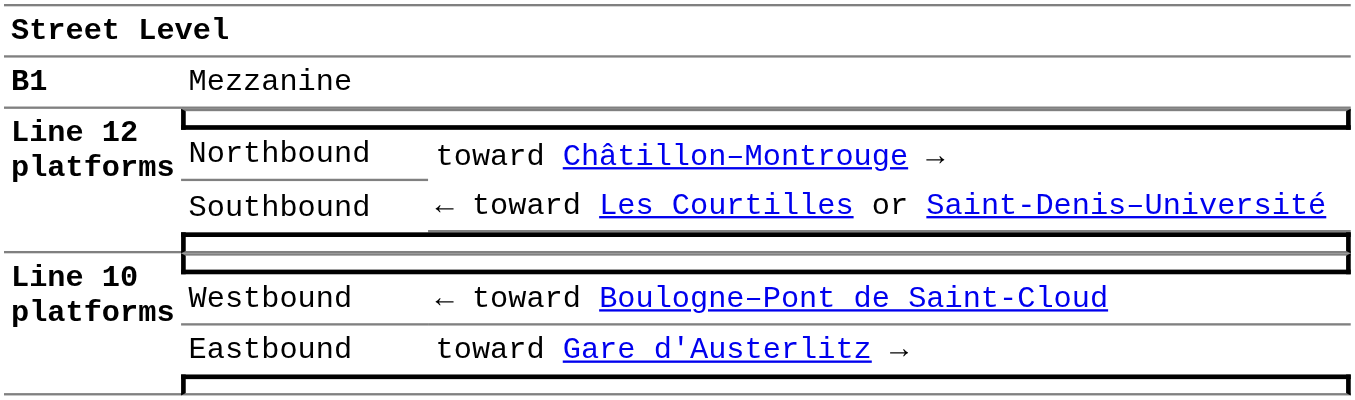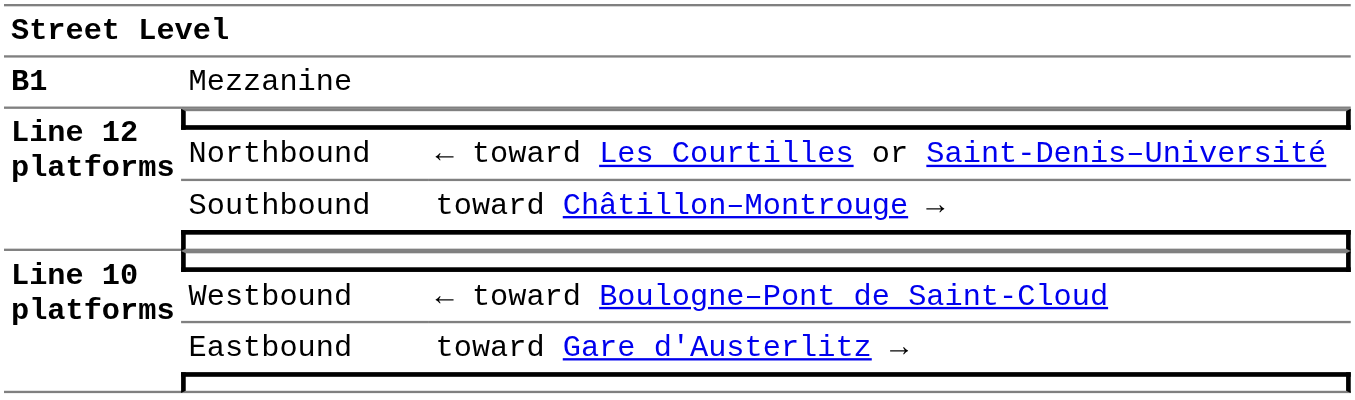(690, 155) toward Châtillon–Montrouge → -> (881, 154) ← toward Les Courtilles or Saint-Denis–Université
(881, 206) ← toward Les Courtilles or Saint-Denis–Université -> (690, 206) toward Châtillon–Montrouge →
